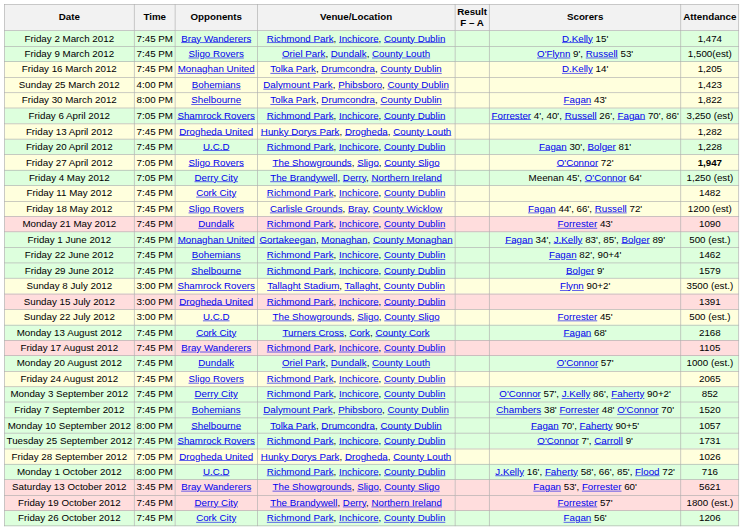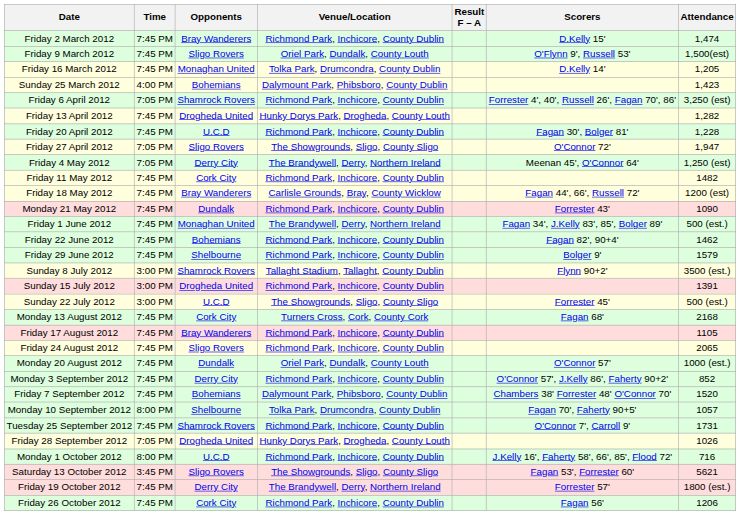- row: (69, 100)
(710, 162) bold -> (707, 147) normal
(216, 208) Sligo Rovers -> (216, 193) Bray Wanderers
(356, 239) Gortakeegan, Monaghan, County Monaghan -> (355, 224) The Brandywell, Derry, Northern Ireland
rows swapped: (69, 363) <-> (69, 379)
(216, 487) Bray Wanderers -> (216, 472) Sligo Rovers
